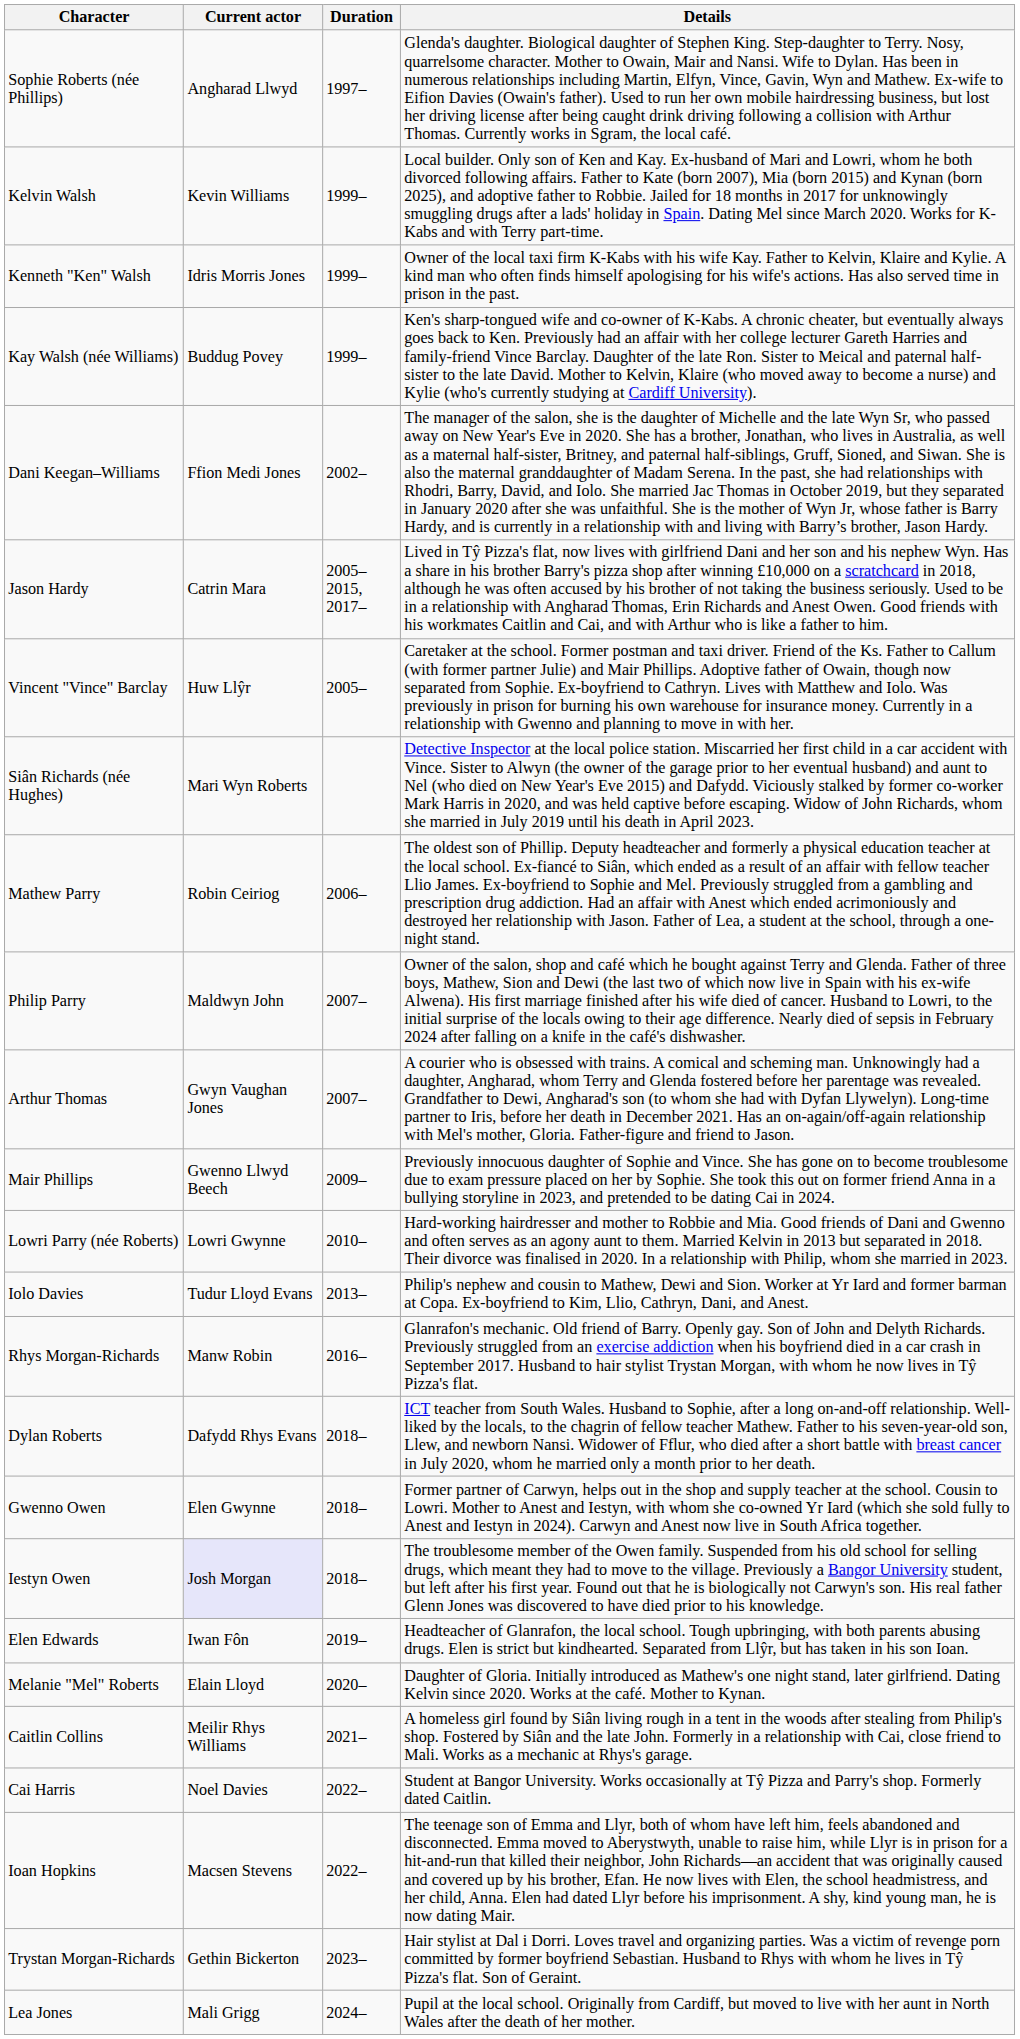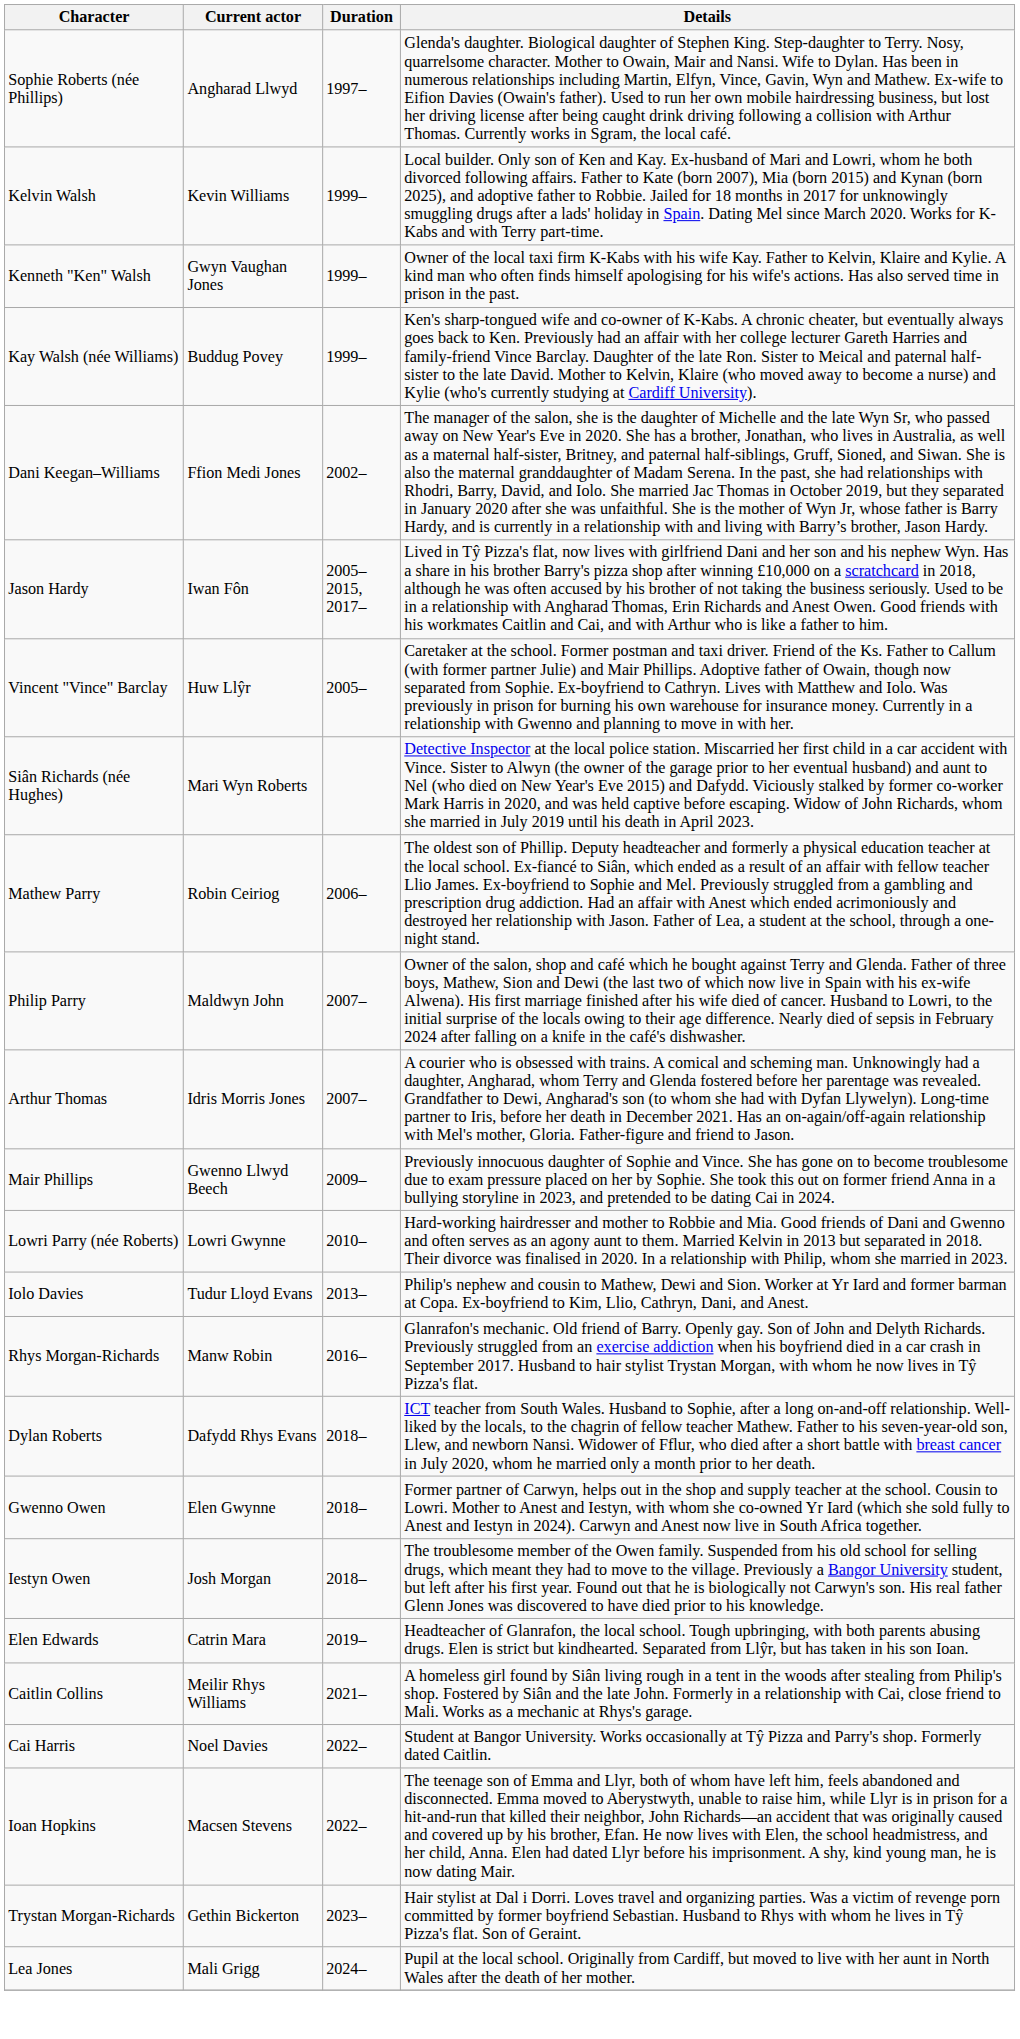(246, 276) Idris Morris Jones -> (237, 276) Gwyn Vaughan Jones
(227, 589) Catrin Mara -> (218, 589) Iwan Fôn
(237, 1099) Gwyn Vaughan Jones -> (246, 1099) Idris Morris Jones
(229, 1578) lavender background -> (229, 1578) no background
(218, 1640) Iwan Fôn -> (227, 1640) Catrin Mara
- row: (83, 1684)
